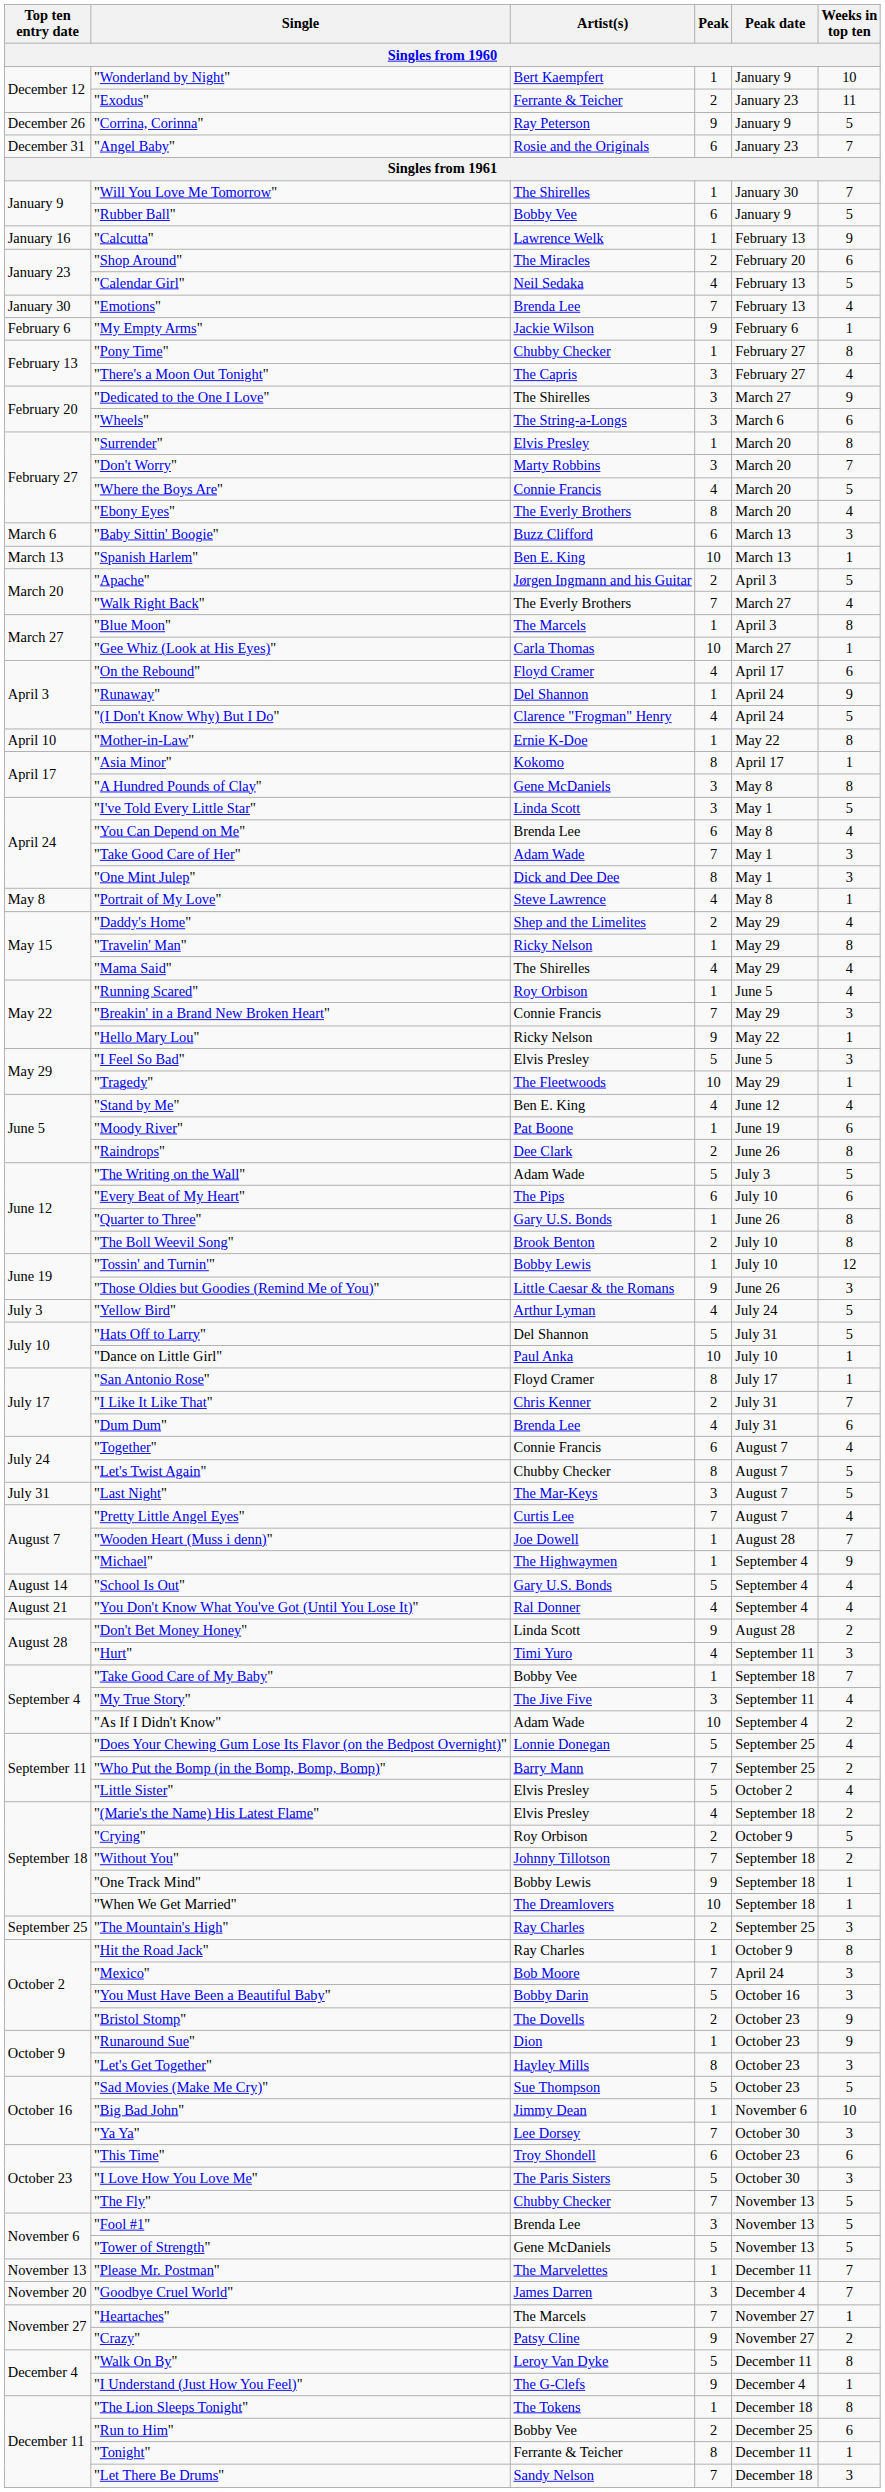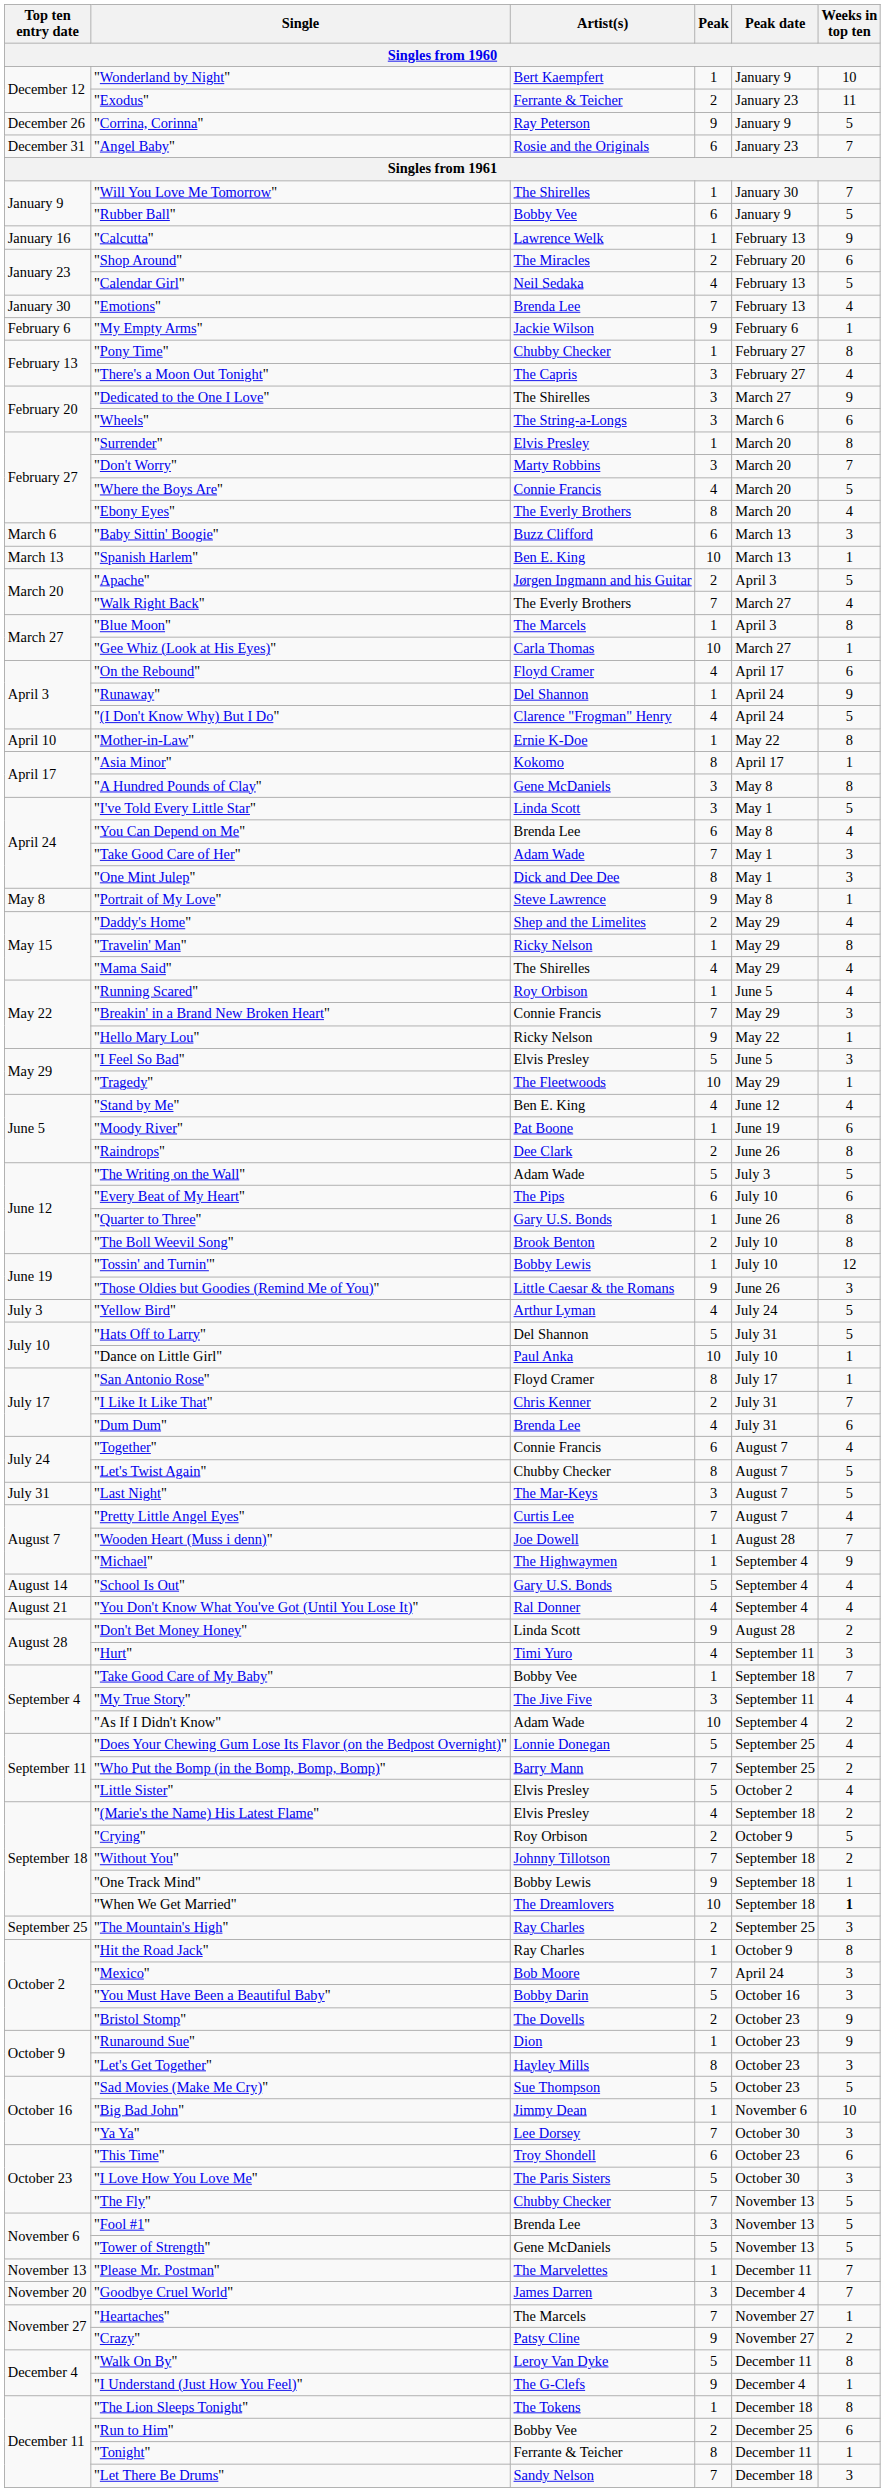(713, 899) 4 -> (713, 899) 9
(849, 1904) normal -> (849, 1904) bold
